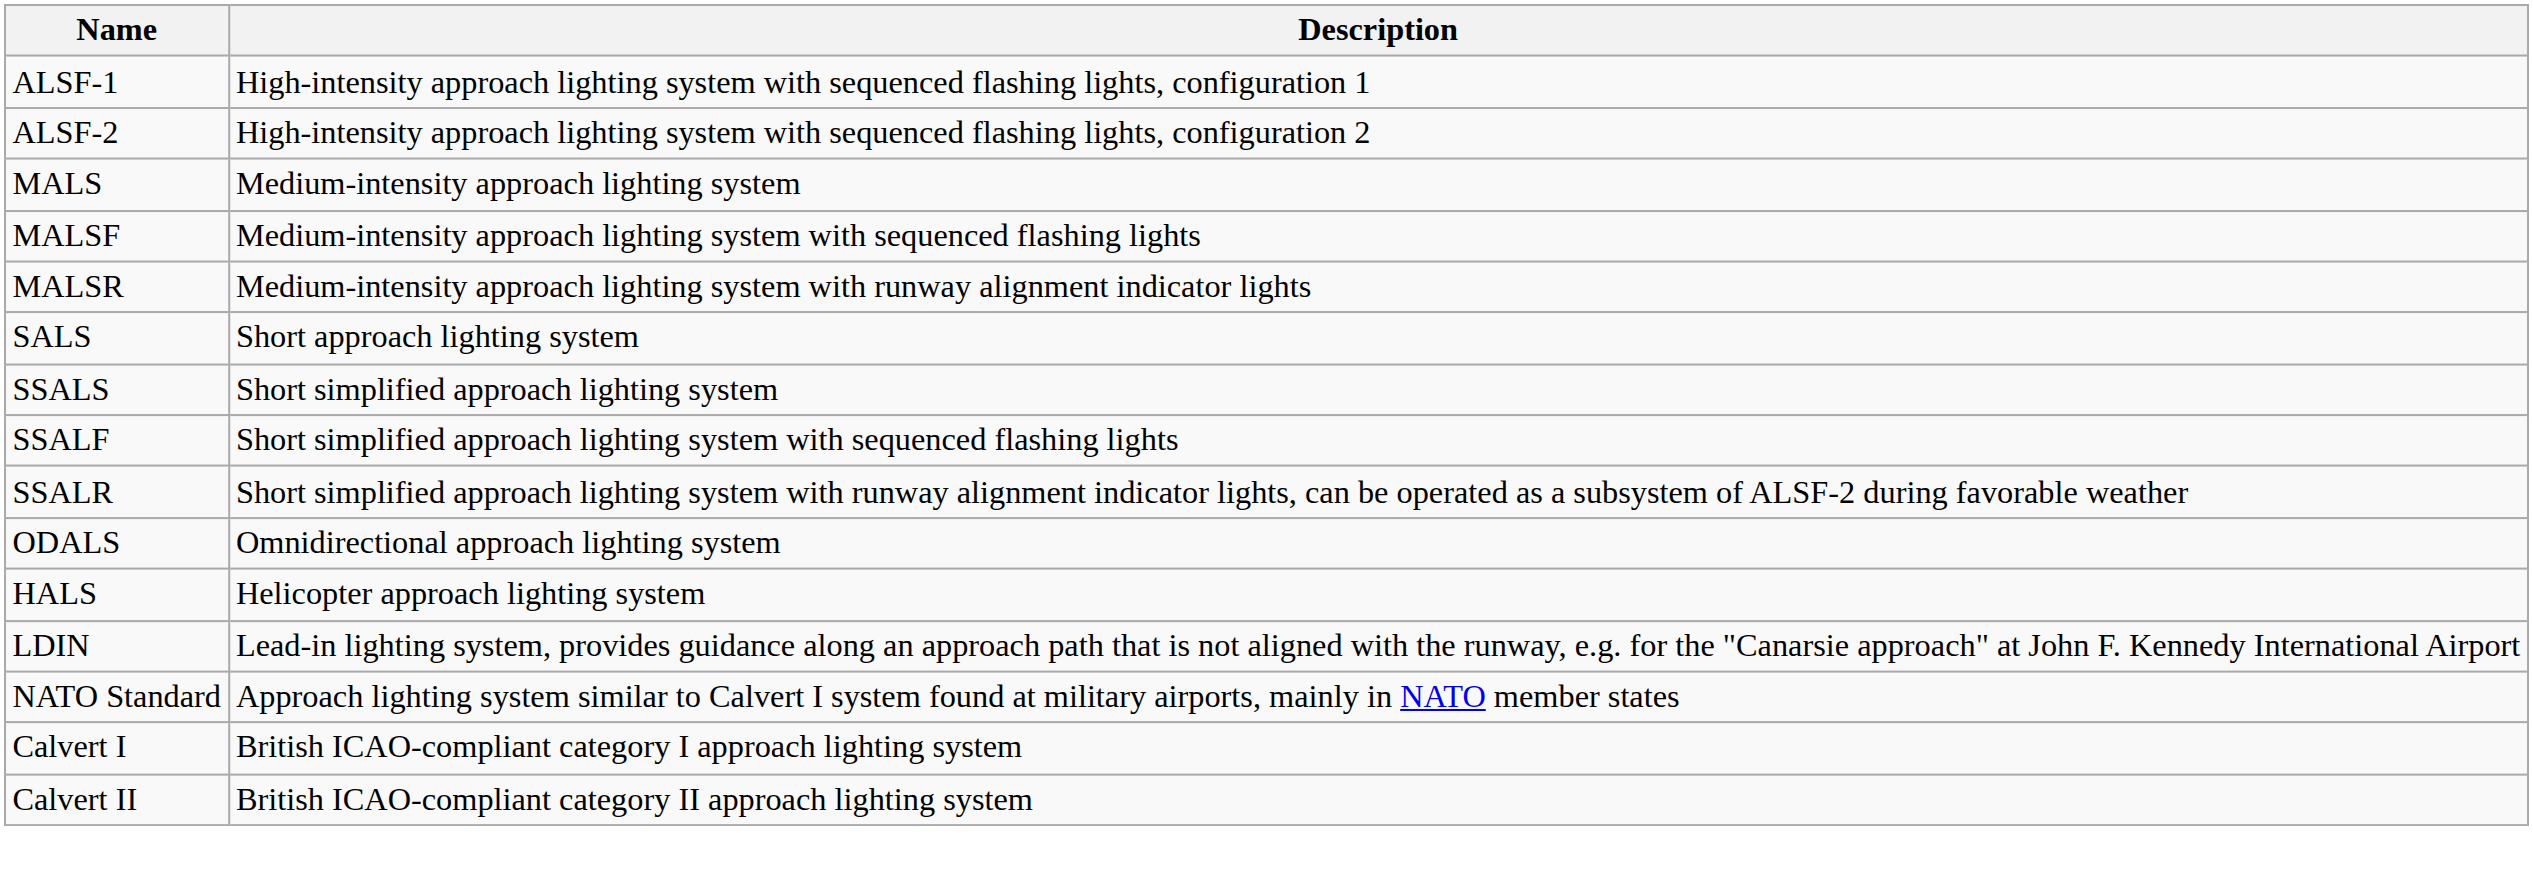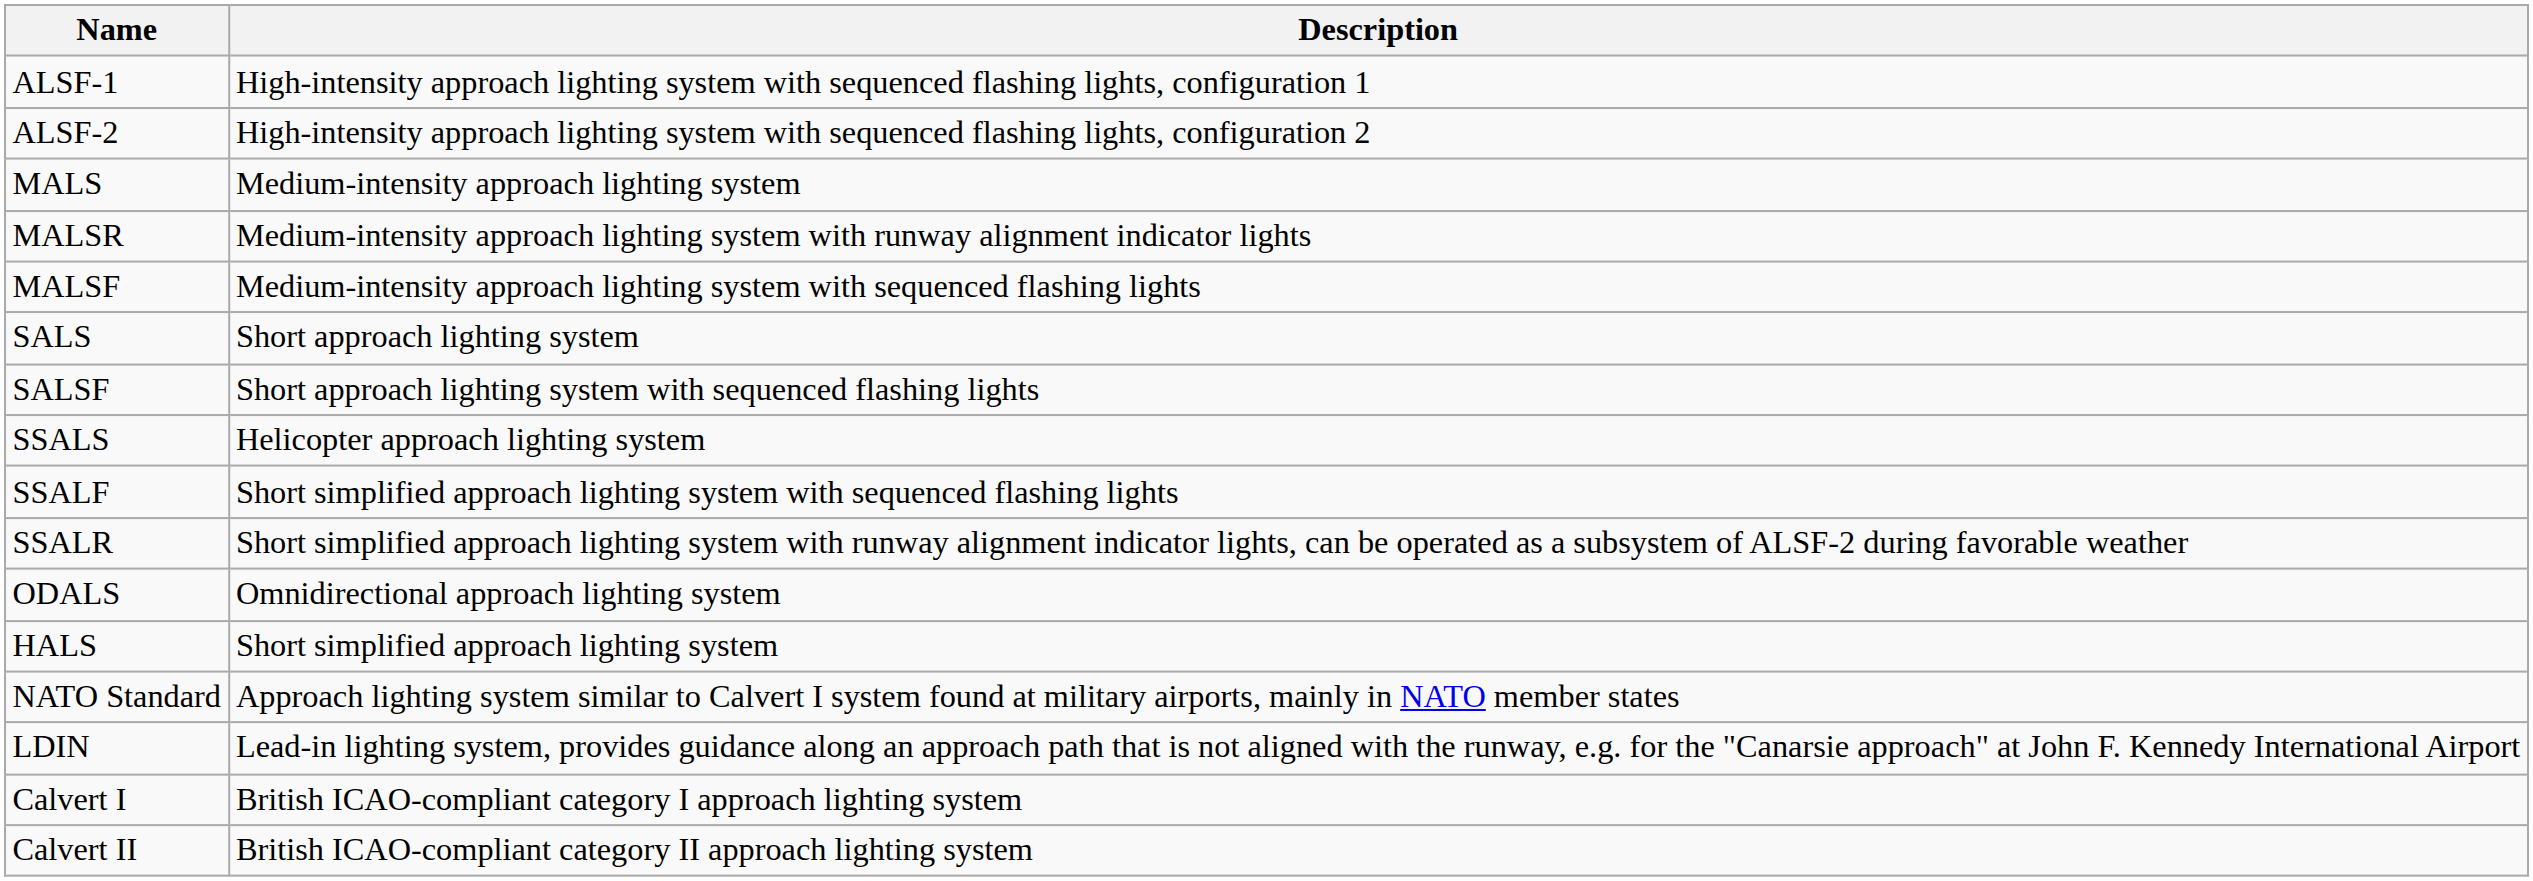rows swapped: (66, 235) <-> (68, 286)
+ row: (61, 388)
(507, 388) Short simplified approach lighting system -> (471, 440) Helicopter approach lighting system
(471, 593) Helicopter approach lighting system -> (507, 645) Short simplified approach lighting system
rows swapped: (51, 645) <-> (117, 696)
